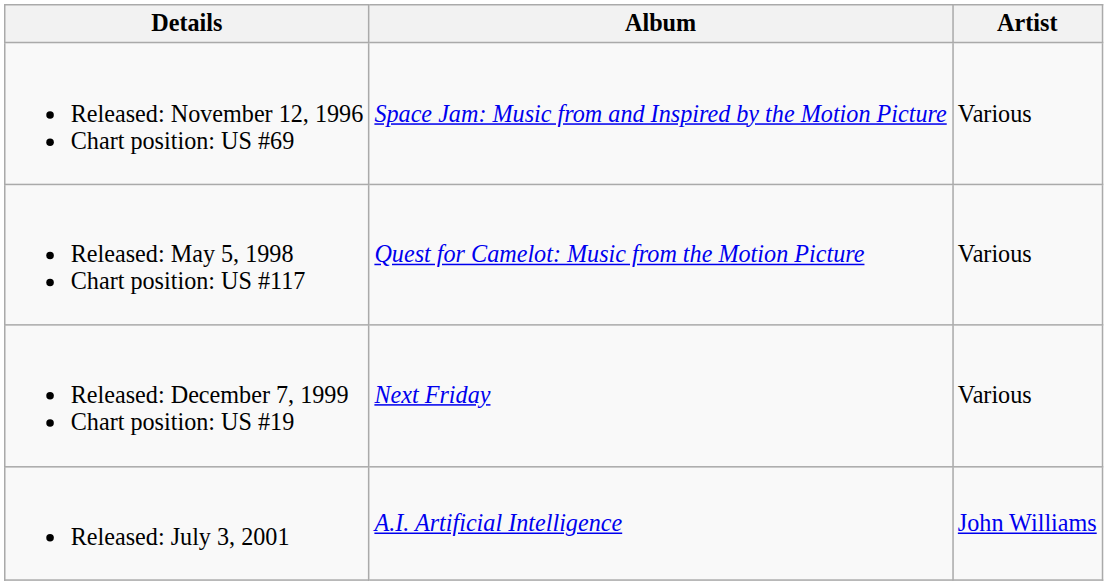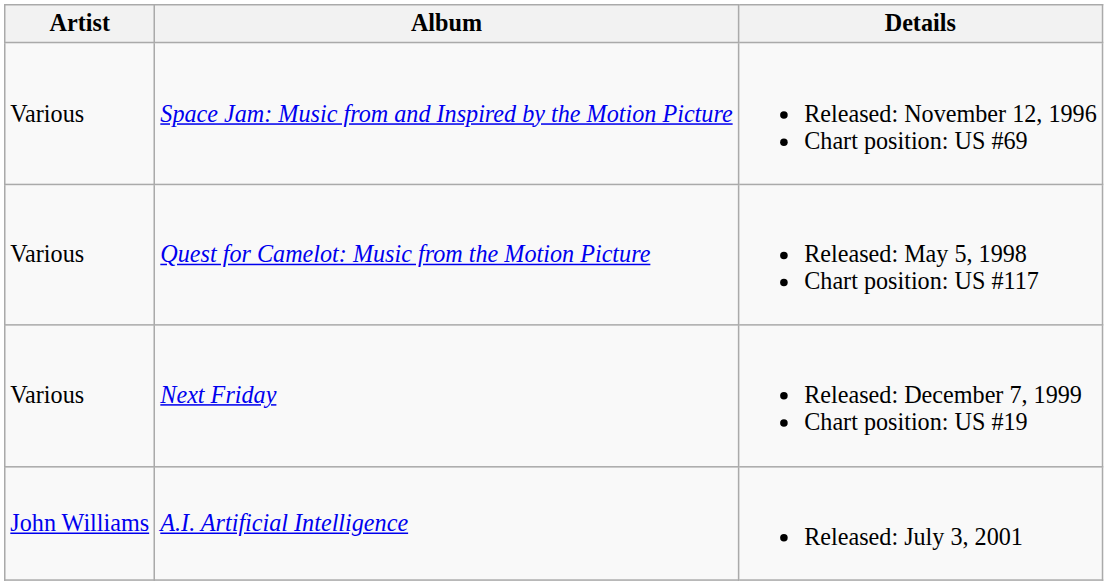columns swapped: (1027, 23) <-> (187, 23)
